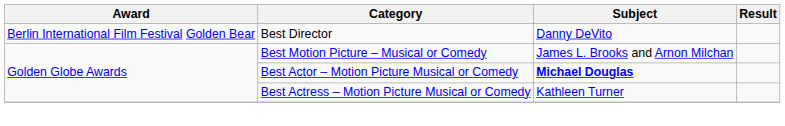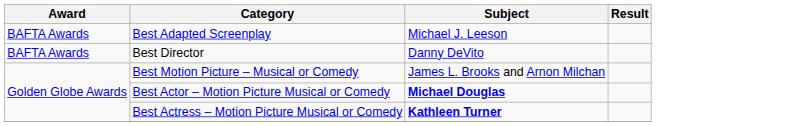+ row: (202, 33)
(131, 33) Berlin International Film Festival Golden Bear -> (48, 53) BAFTA Awards
(580, 92) normal -> (455, 111) bold
